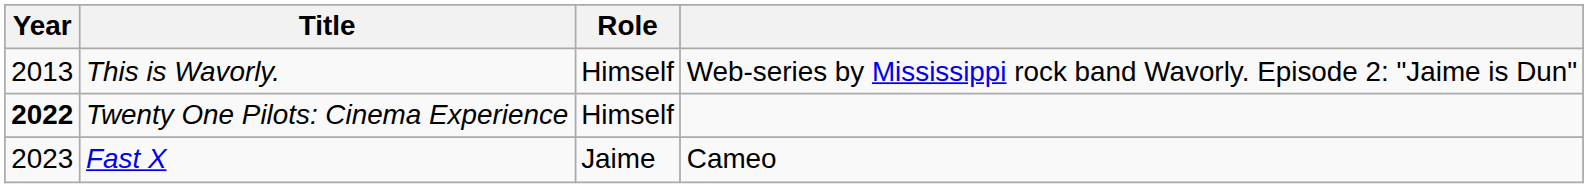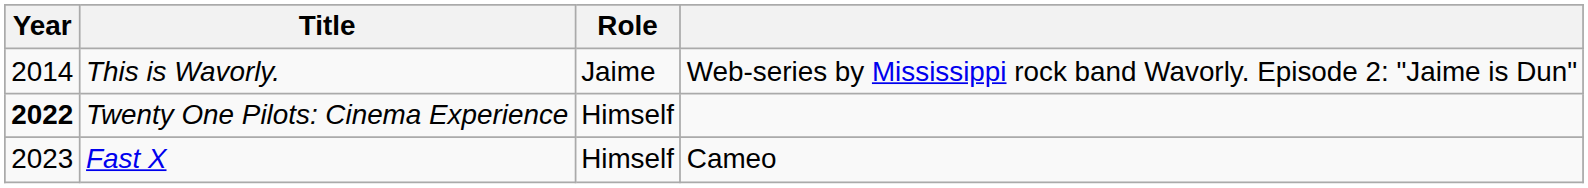(42, 70) 2013 -> (42, 70) 2014
(628, 70) Himself -> (618, 70) Jaime
(618, 159) Jaime -> (628, 159) Himself
